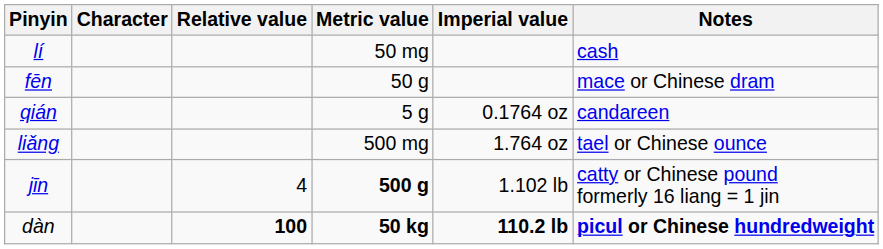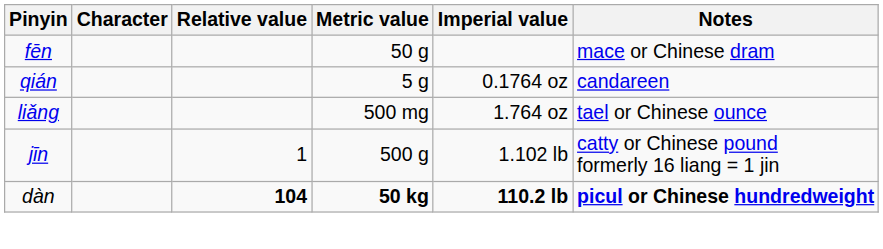- row: (38, 50)
(302, 185) 4 -> (302, 154) 1
(404, 185) bold -> (404, 154) normal
(291, 227) 100 -> (291, 196) 104
